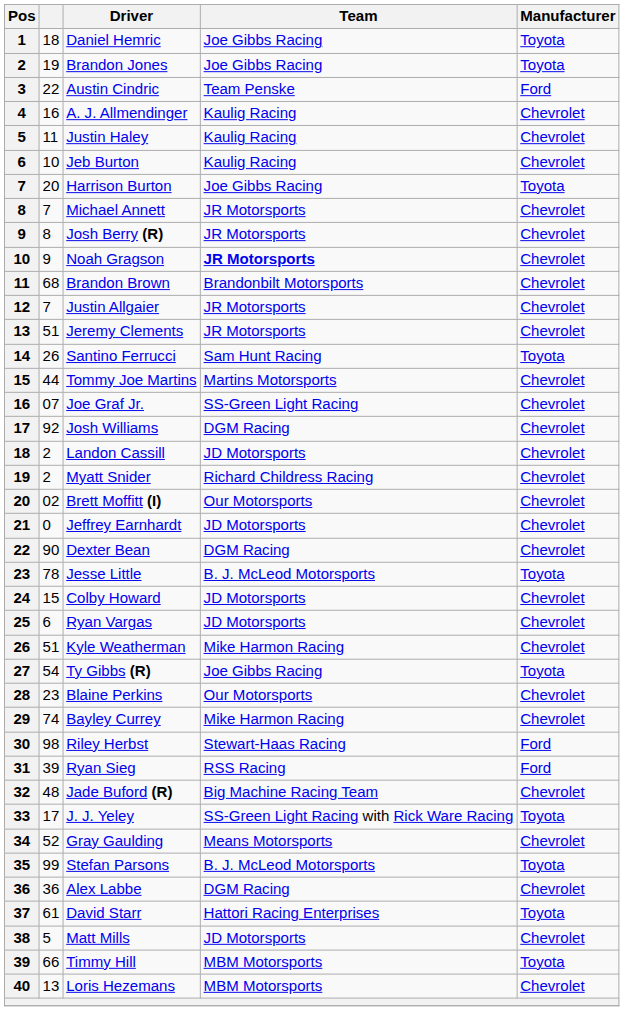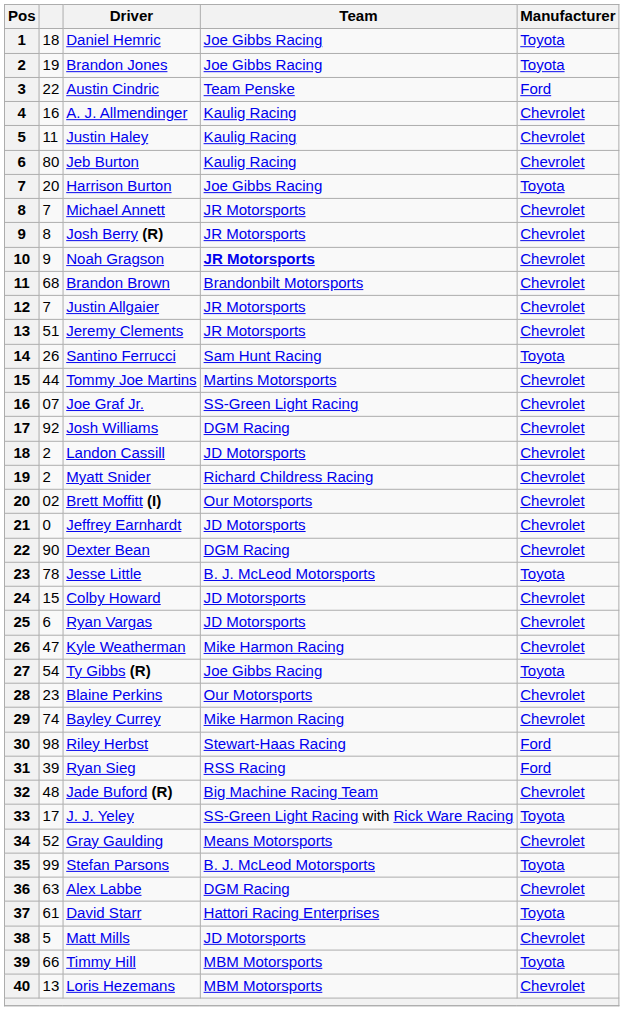(51, 161) 10 -> (51, 161) 80
(51, 646) 51 -> (51, 646) 47
(51, 888) 36 -> (51, 888) 63
